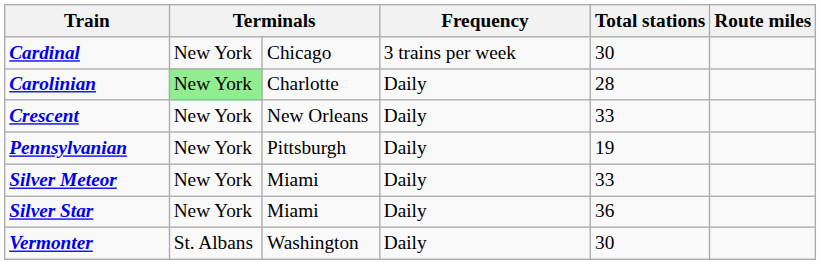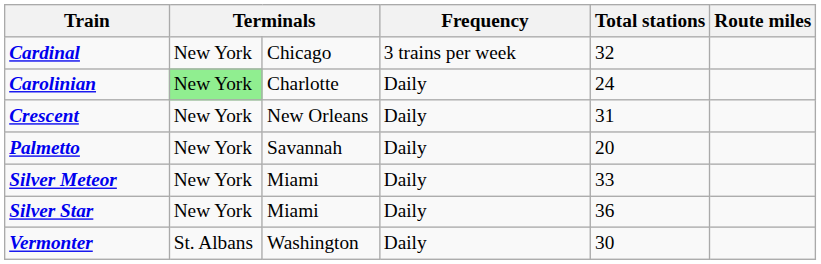(605, 52) 30 -> (605, 52) 32
(605, 84) 28 -> (605, 84) 24
(605, 116) 33 -> (605, 116) 31
+ row: (45, 148)
- row: (68, 148)
